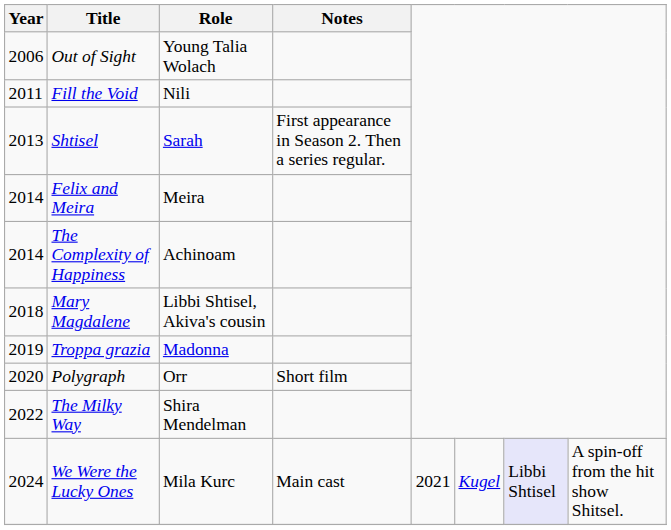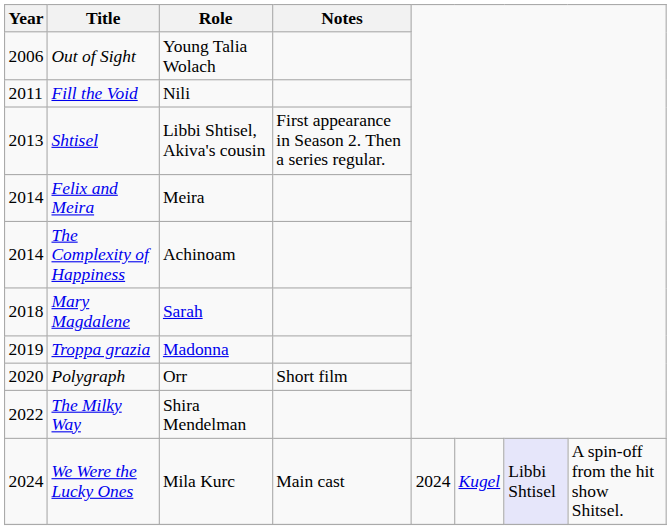(183, 140) Sarah -> (214, 140) Libbi Shtisel, Akiva's cousin
(214, 311) Libbi Shtisel, Akiva's cousin -> (183, 311) Sarah
(433, 481) 2021 -> (433, 481) 2024
